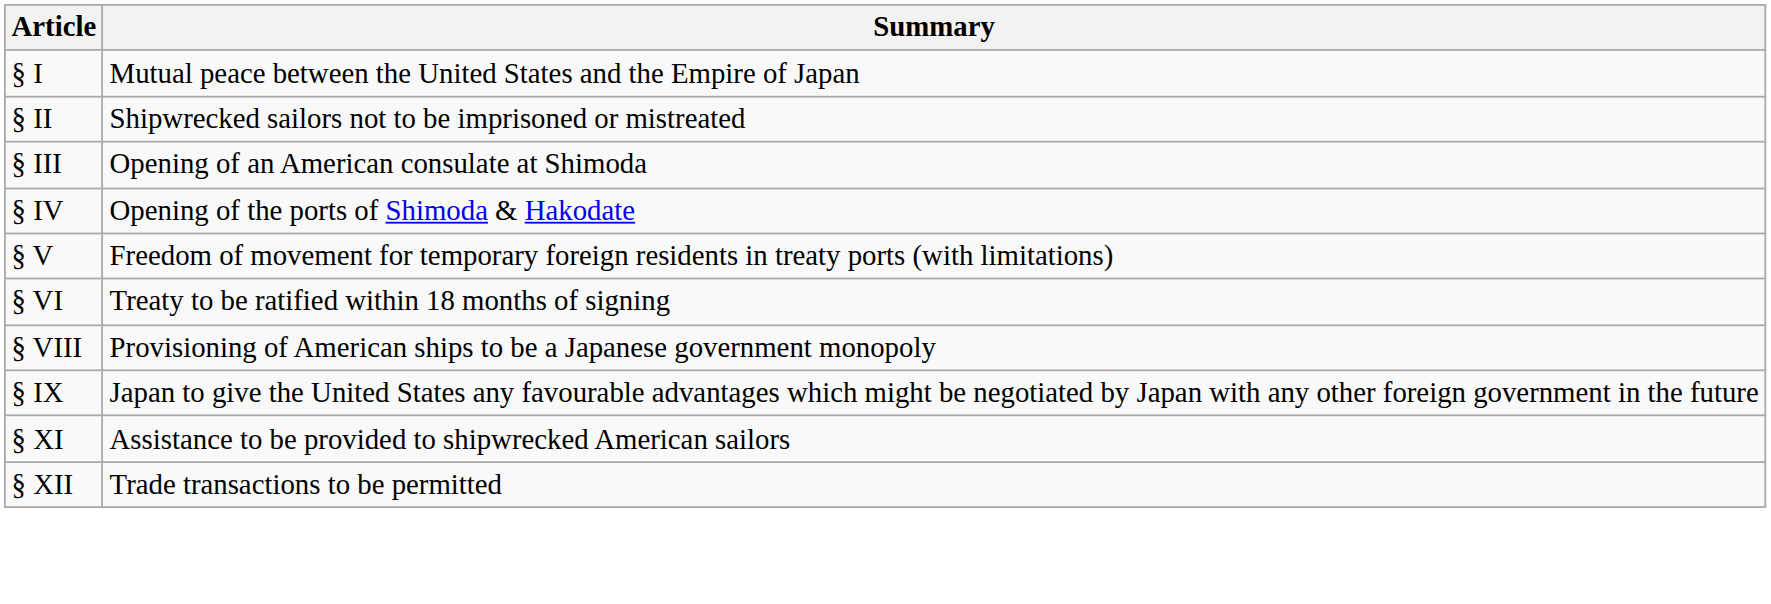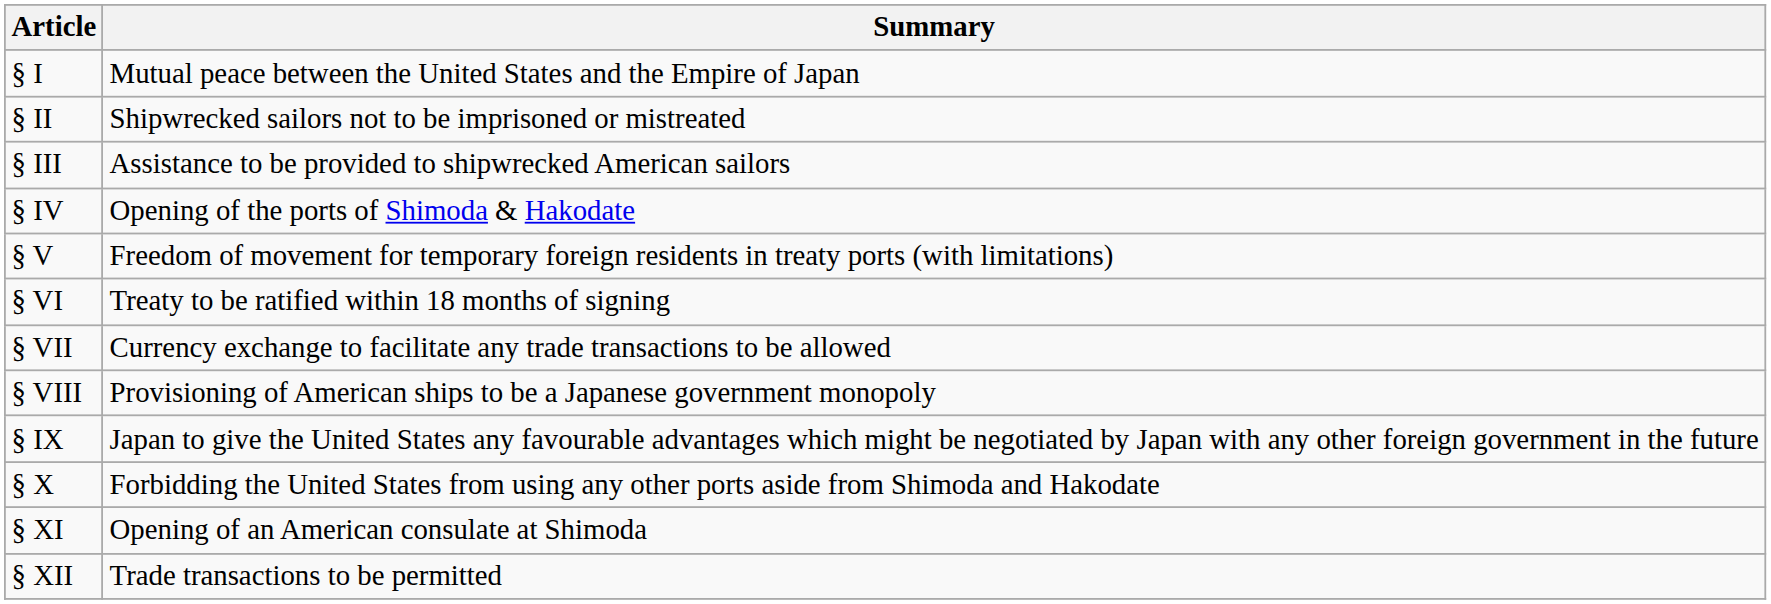(378, 164) Opening of an American consulate at Shimoda -> (450, 164) Assistance to be provided to shipwrecked American sailors
+ row: (42, 347)
+ row: (33, 484)
(450, 438) Assistance to be provided to shipwrecked American sailors -> (378, 529) Opening of an American consulate at Shimoda
